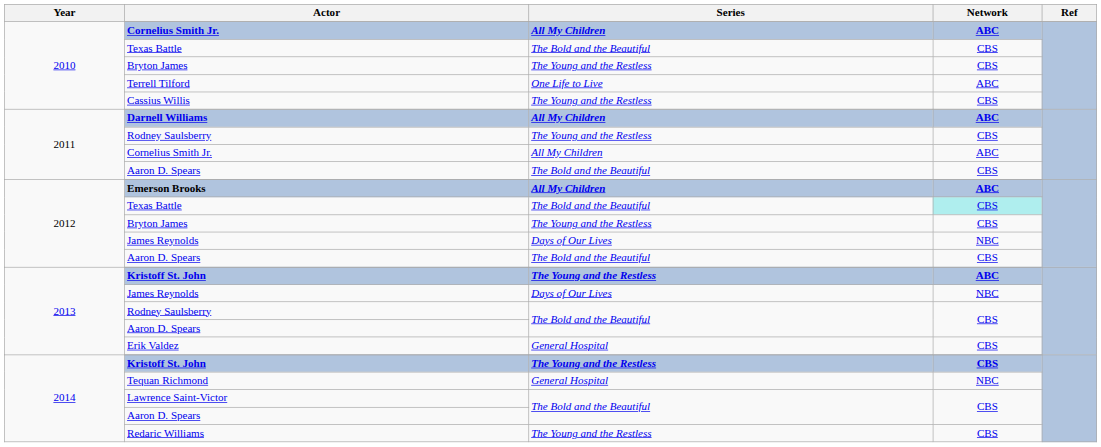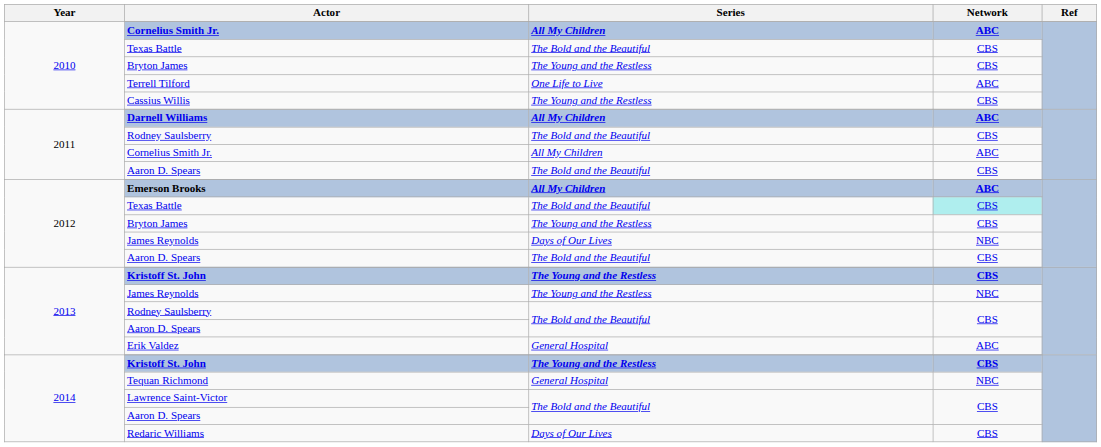(591, 135) The Young and the Restless -> (591, 135) The Bold and the Beautiful
(987, 275) ABC -> (987, 275) CBS
(571, 293) Days of Our Lives -> (591, 293) The Young and the Restless
(987, 345) CBS -> (987, 345) ABC
(591, 433) The Young and the Restless -> (571, 433) Days of Our Lives
